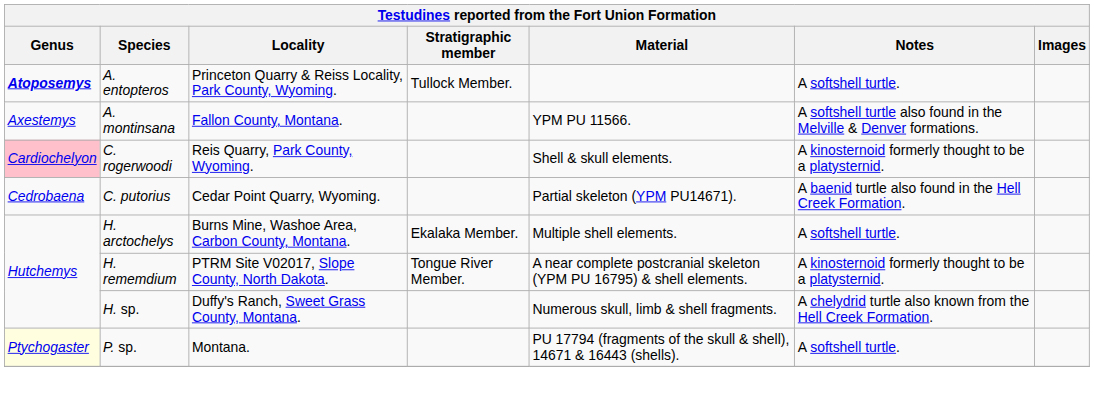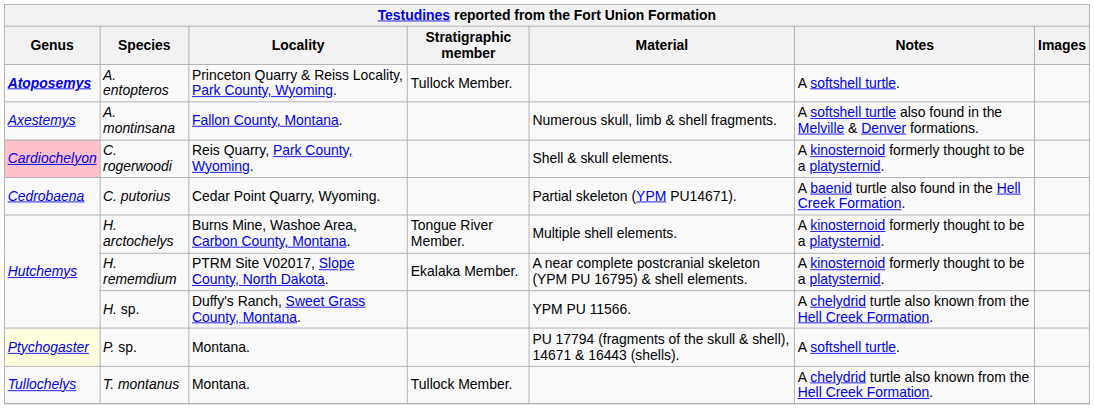(582, 120) YPM PU 11566. -> (655, 120) Numerous skull, limb & shell fragments.
(465, 234) Ekalaka Member. -> (452, 234) Tongue River Member.
(849, 234) A softshell turtle. -> (911, 234) A kinosternoid formerly thought to be a platysternid.
(452, 271) Tongue River Member. -> (465, 271) Ekalaka Member.
(655, 309) Numerous skull, limb & shell fragments. -> (582, 309) YPM PU 11566.
+ row: (141, 385)
